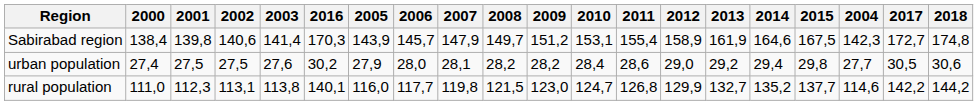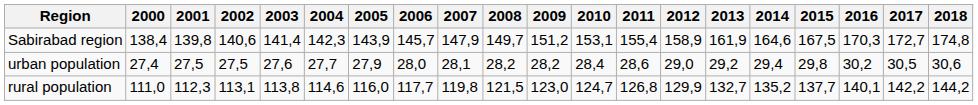columns swapped: (861, 16) <-> (327, 16)
